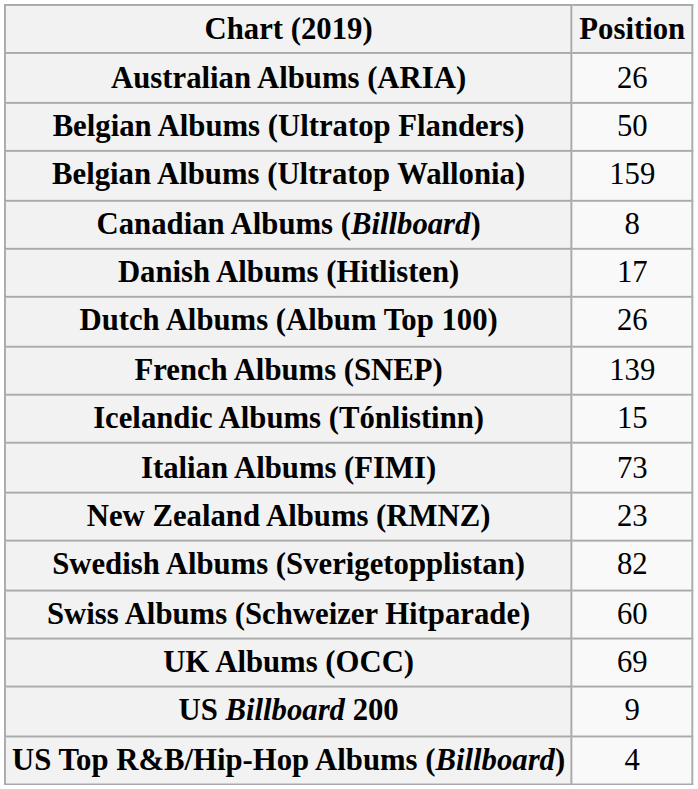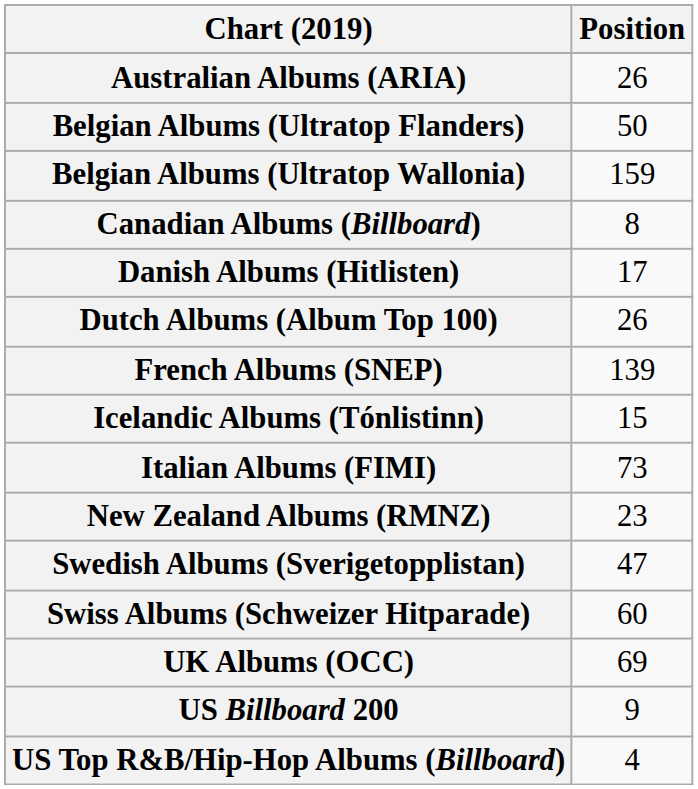(632, 564) 82 -> (632, 564) 47
